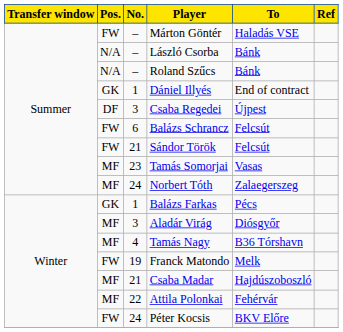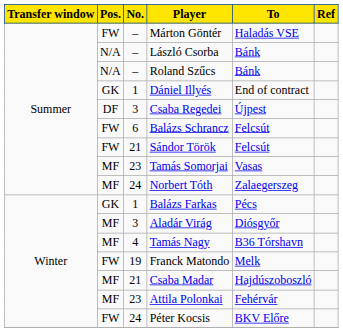(135, 299) 22 -> (135, 299) 23
